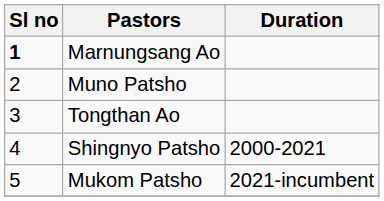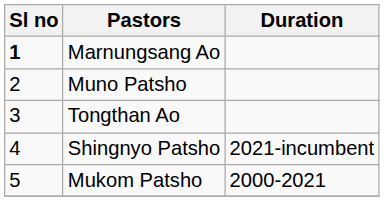(278, 148) 2000-2021 -> (302, 148) 2021-incumbent
(302, 180) 2021-incumbent -> (278, 180) 2000-2021
